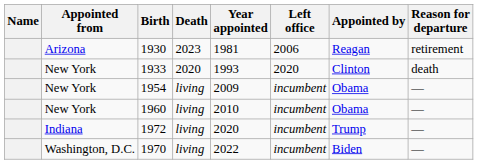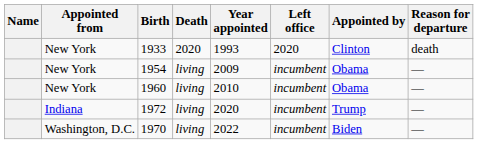- row: (153, 48)
